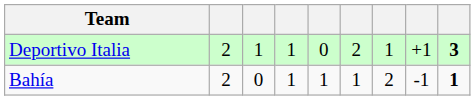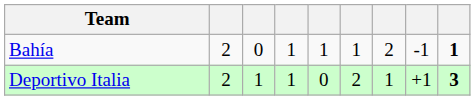rows swapped: (70, 49) <-> (31, 79)
